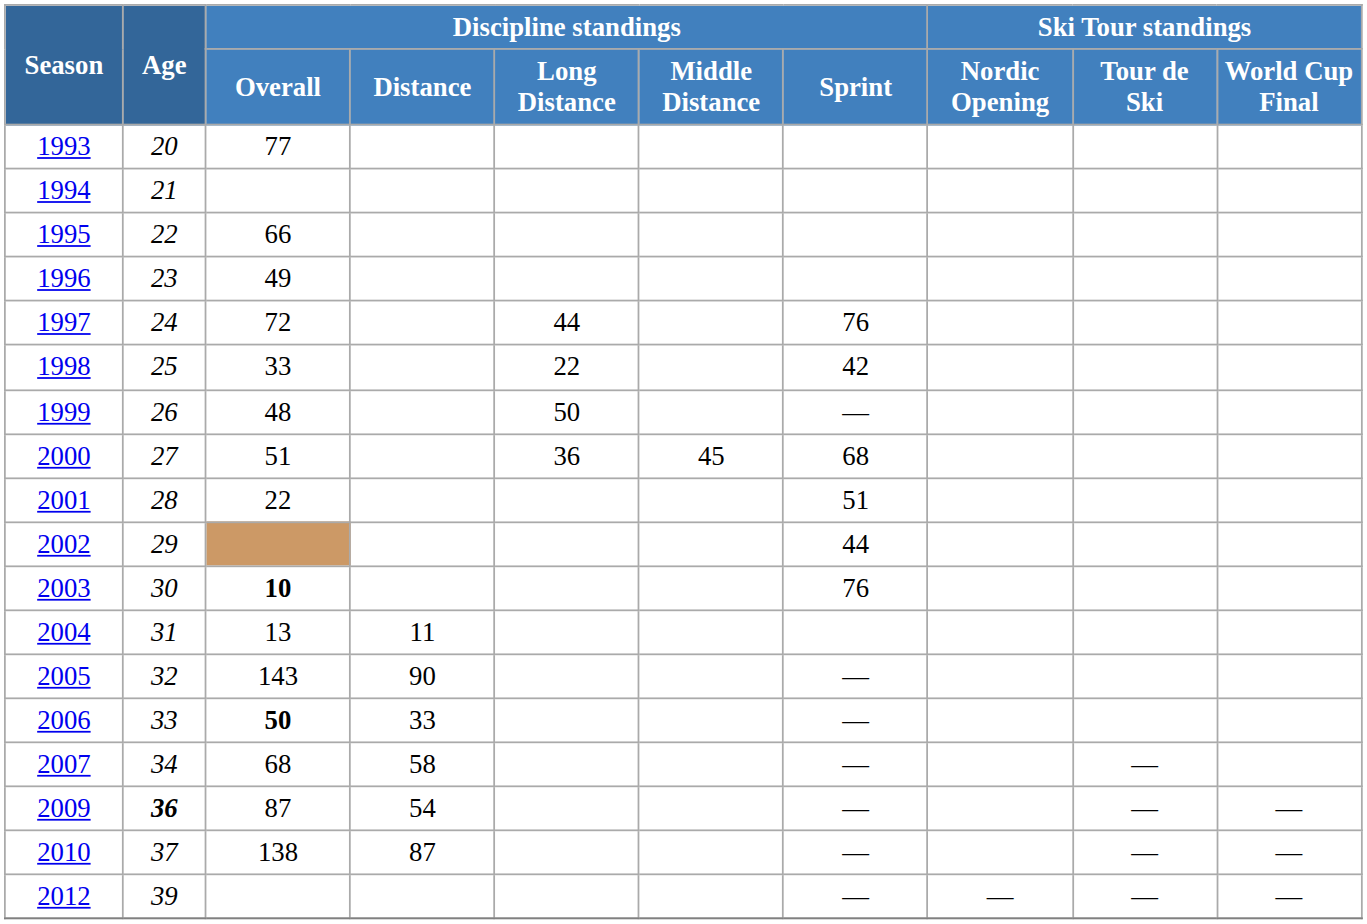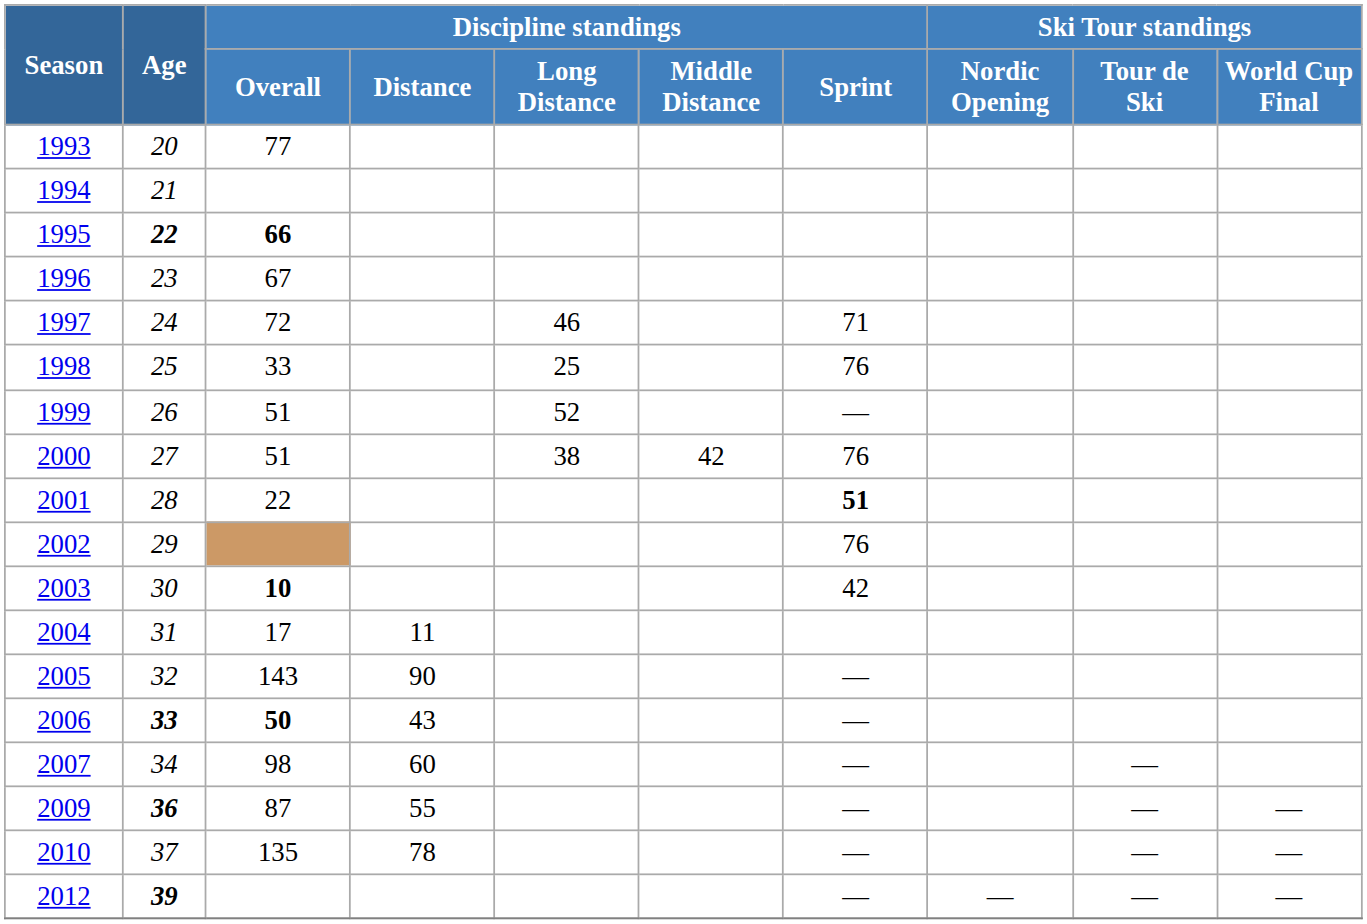(164, 234) normal -> (164, 234) bold
(278, 234) normal -> (278, 234) bold
(278, 278) 49 -> (278, 278) 67
(567, 323) 44 -> (567, 323) 46
(856, 323) 76 -> (856, 323) 71
(567, 367) 22 -> (567, 367) 25
(856, 367) 42 -> (856, 367) 76
(278, 411) 48 -> (278, 411) 51
(567, 411) 50 -> (567, 411) 52
(567, 455) 36 -> (567, 455) 38
(711, 455) 45 -> (711, 455) 42
(856, 455) 68 -> (856, 455) 76
(856, 499) normal -> (856, 499) bold
(856, 543) 44 -> (856, 543) 76
(856, 587) 76 -> (856, 587) 42
(278, 631) 13 -> (278, 631) 17
(164, 720) normal -> (164, 720) bold
(422, 720) 33 -> (422, 720) 43
(278, 764) 68 -> (278, 764) 98
(422, 764) 58 -> (422, 764) 60
(422, 808) 54 -> (422, 808) 55
(278, 852) 138 -> (278, 852) 135
(422, 852) 87 -> (422, 852) 78
(164, 896) normal -> (164, 896) bold
